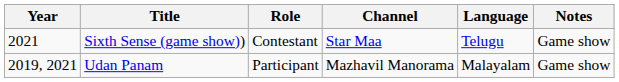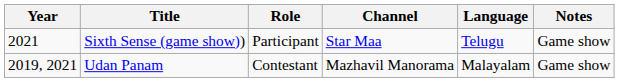(285, 41) Contestant -> (285, 41) Participant
(285, 65) Participant -> (285, 65) Contestant
